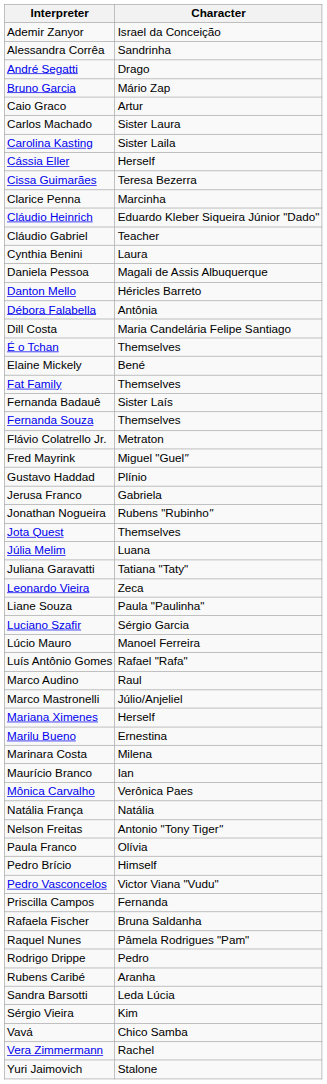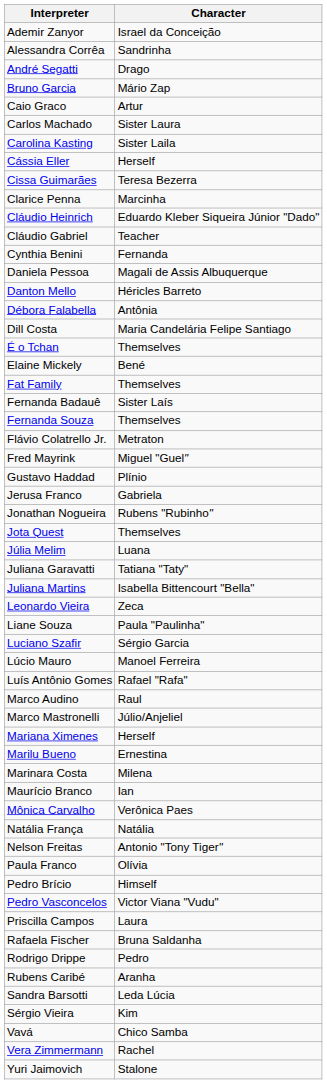(133, 254) Laura -> (143, 254) Fernanda
+ row: (46, 587)
(143, 902) Fernanda -> (133, 921) Laura
- row: (44, 939)
